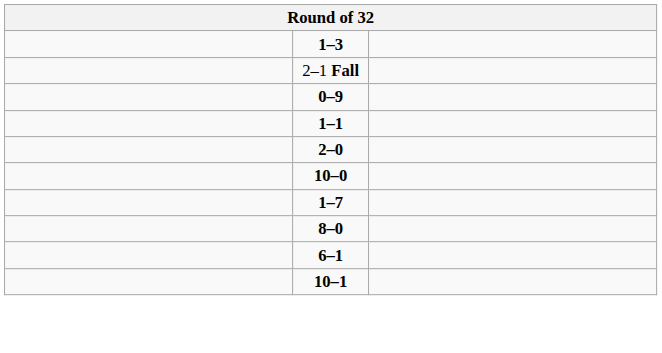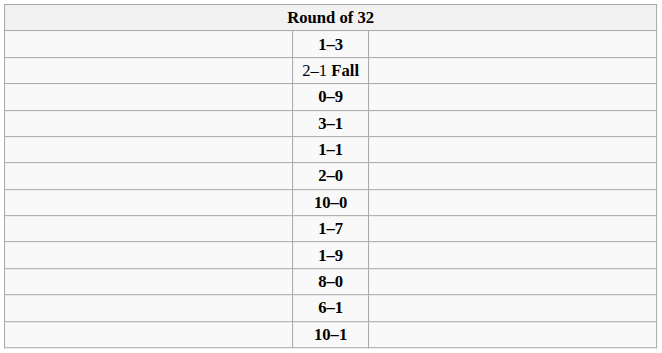+ row: (331, 123)
+ row: (331, 255)
